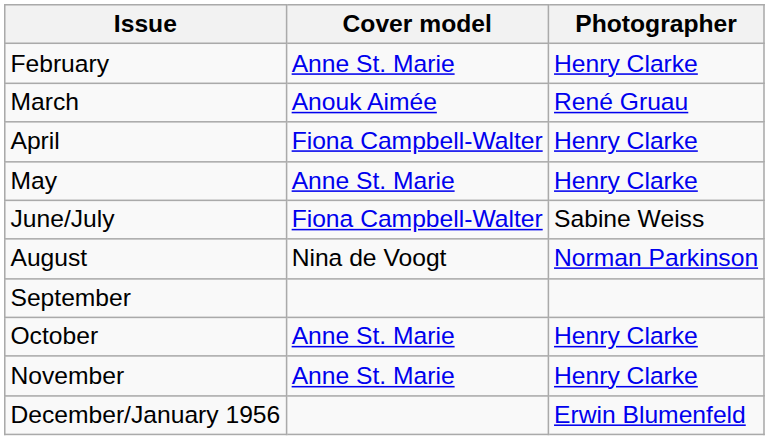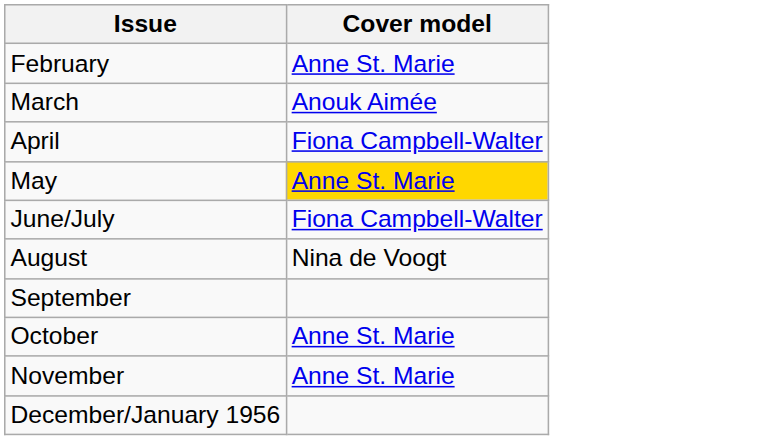- column: (656, 24)
(373, 180) no background -> (373, 180) gold background
